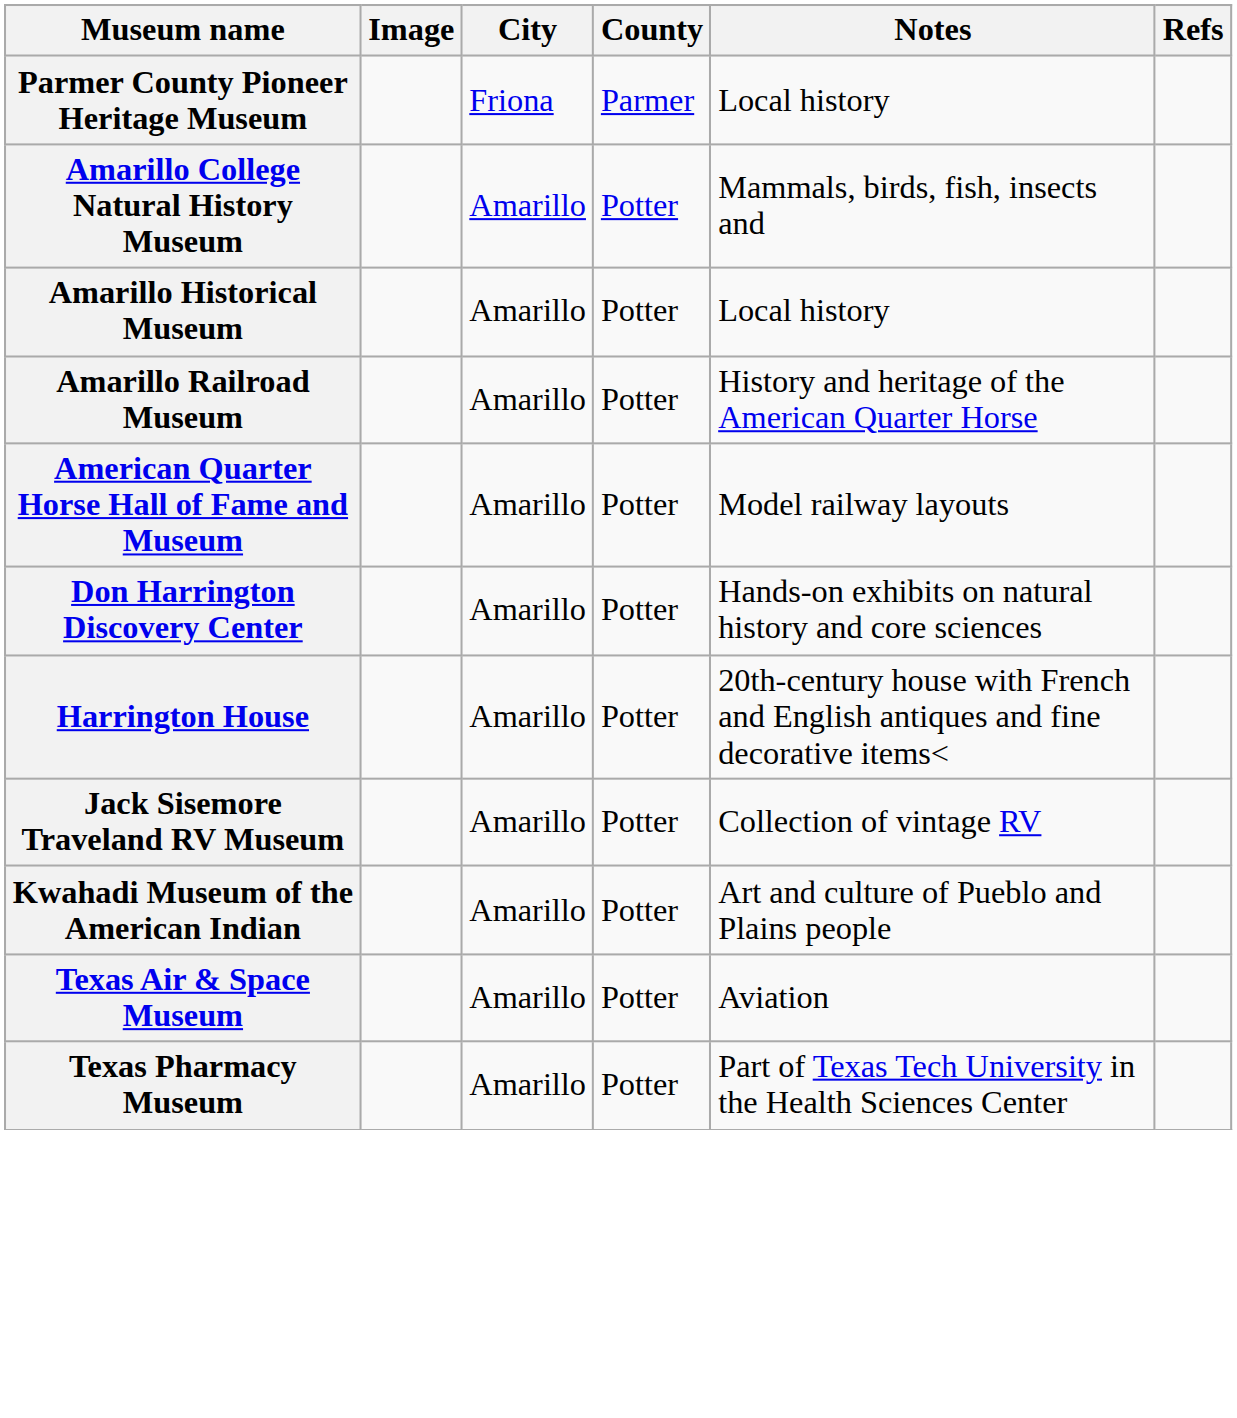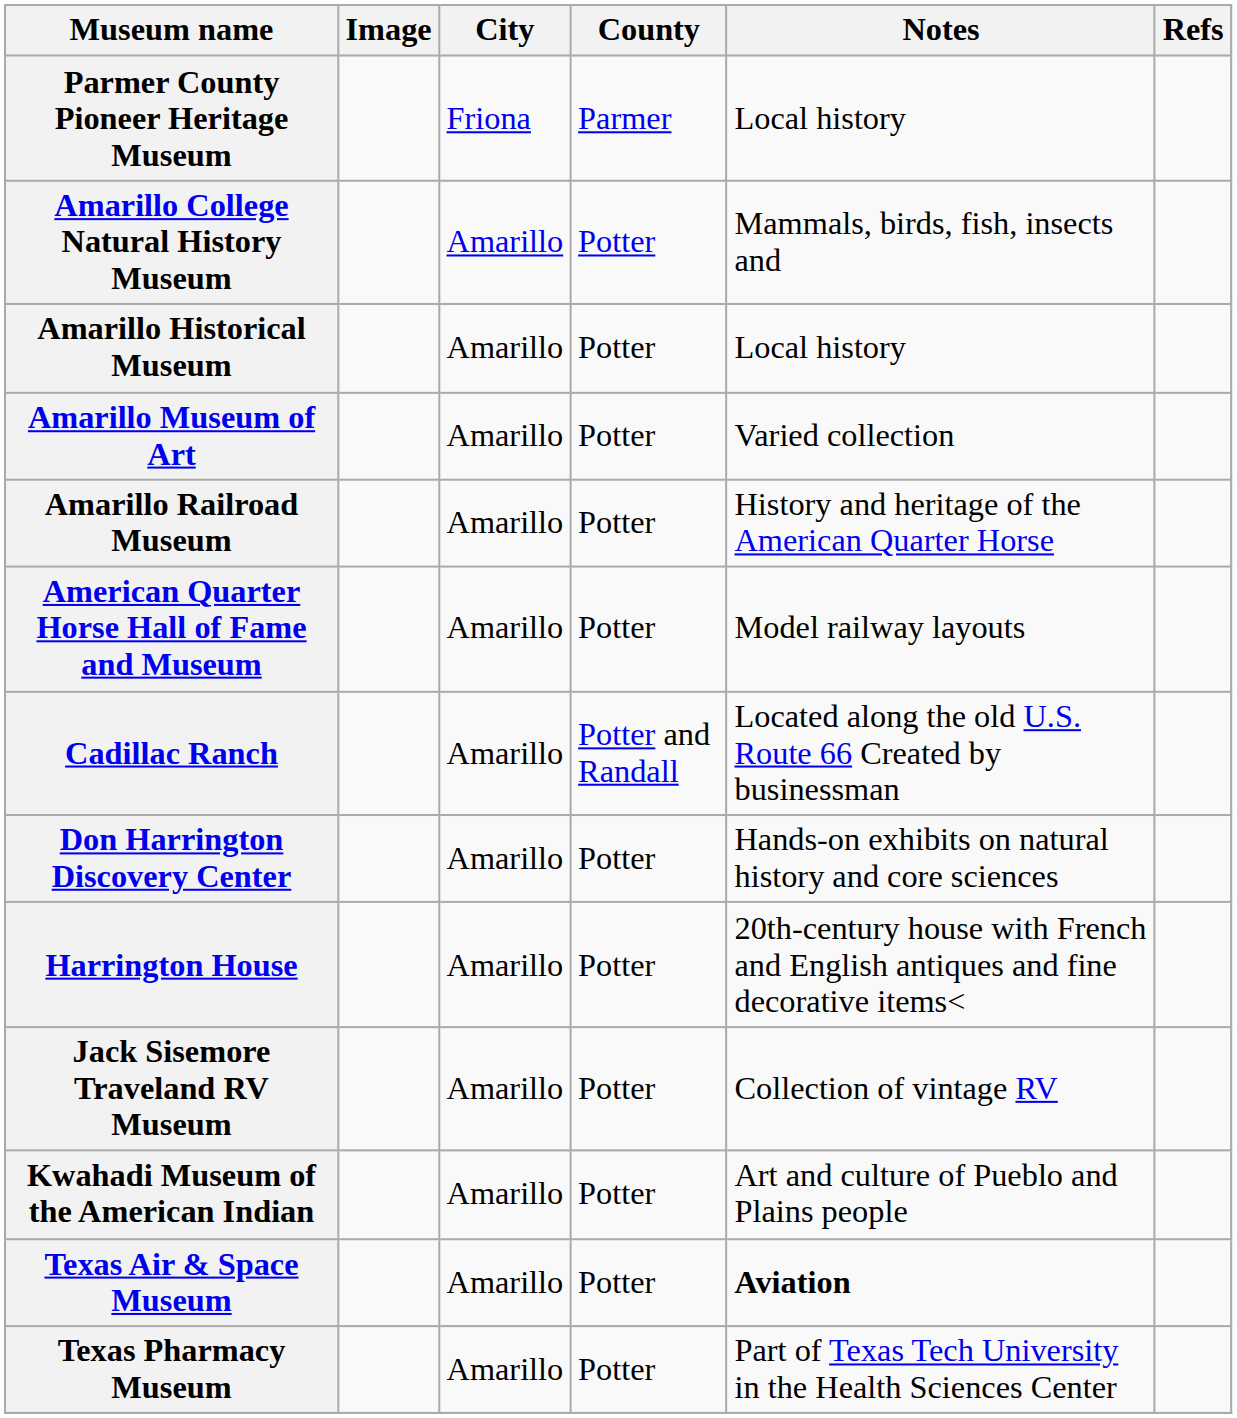+ row: (172, 435)
+ row: (172, 752)
(774, 997) normal -> (793, 1281) bold
